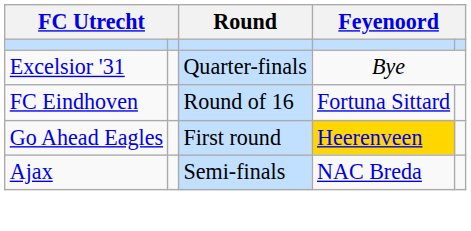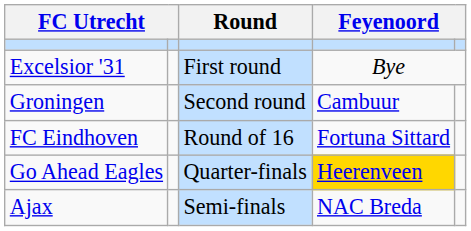(245, 67) Quarter-finals -> (232, 67) First round
+ row: (57, 102)
(232, 137) First round -> (245, 172) Quarter-finals
